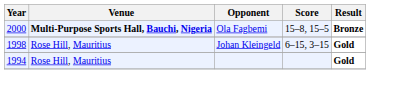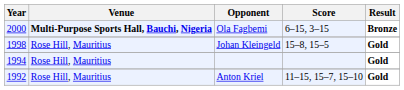(307, 29) 15–8, 15–5 -> (307, 29) 6–15, 3–15
(307, 45) 6–15, 3–15 -> (307, 45) 15–8, 15–5
+ row: (16, 77)
